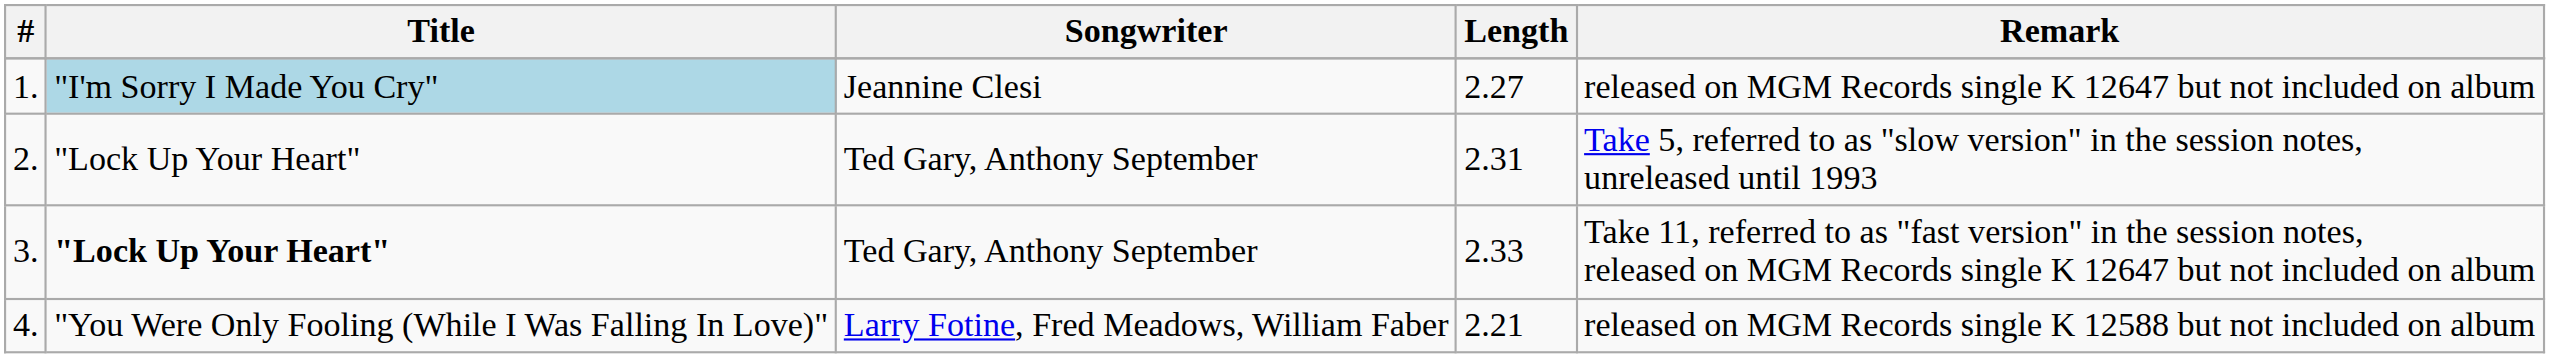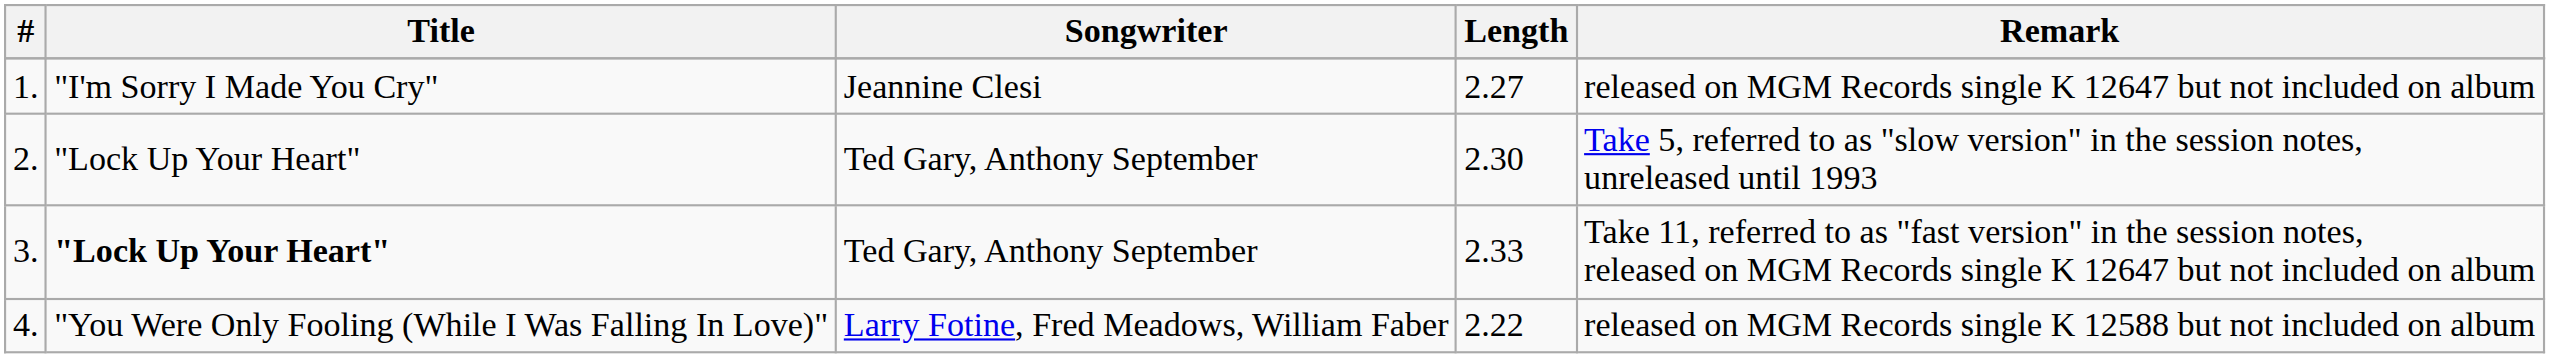(246, 85) lightblue background -> (246, 85) no background
(1494, 158) 2.31 -> (1494, 158) 2.30
(1494, 324) 2.21 -> (1494, 324) 2.22
